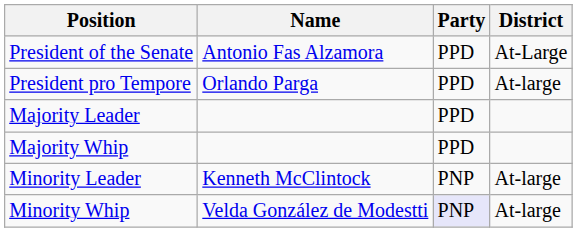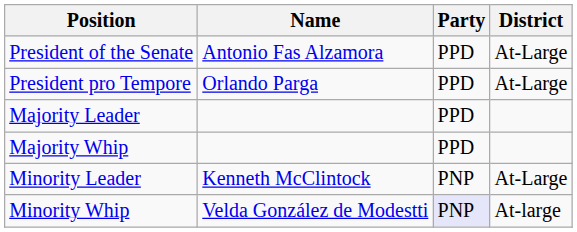(528, 83) At-large -> (531, 83) At-Large
(528, 178) At-large -> (531, 178) At-Large
